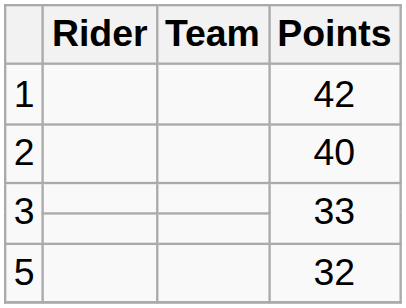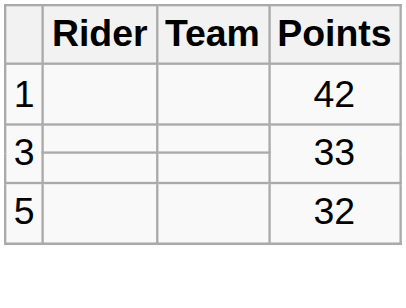- row: (24, 152)
